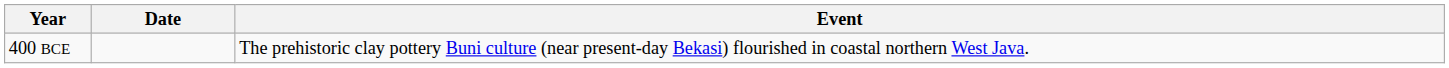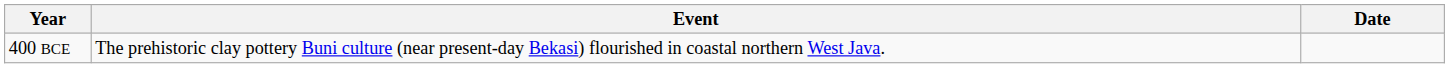columns swapped: (163, 18) <-> (840, 18)
